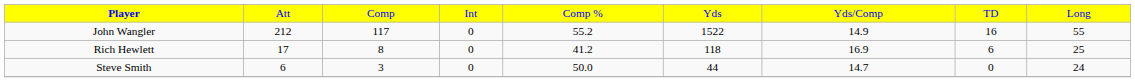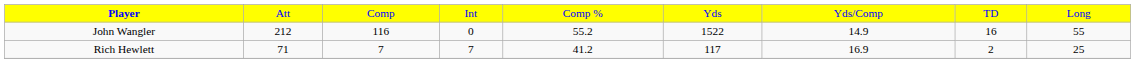(381, 31) 117 -> (381, 31) 116
(283, 49) 17 -> (283, 49) 71
(381, 49) 8 -> (381, 49) 7
(471, 49) 0 -> (471, 49) 7
(712, 49) 118 -> (712, 49) 117
(991, 49) 6 -> (991, 49) 2
- row: (124, 67)
